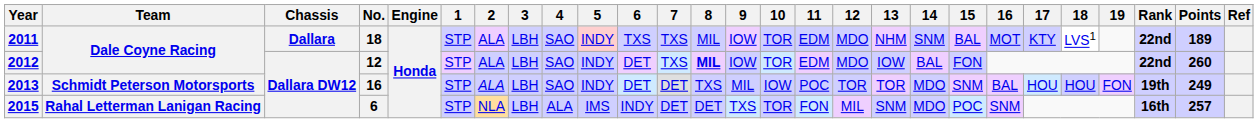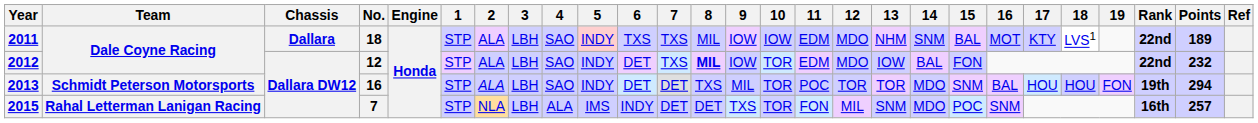(778, 39) TOR -> (778, 39) IOW
(1200, 62) 260 -> (1200, 62) 232
(778, 84) IOW -> (778, 84) TOR
(1200, 84) 249 -> (1200, 84) 294
(374, 106) 6 -> (374, 106) 7
